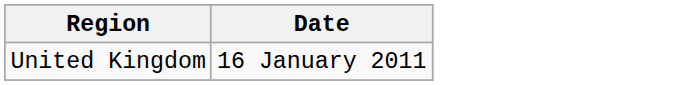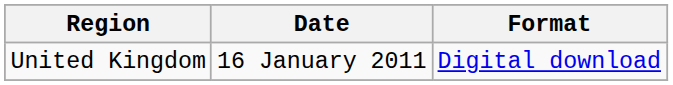+ column: (549, 24)
